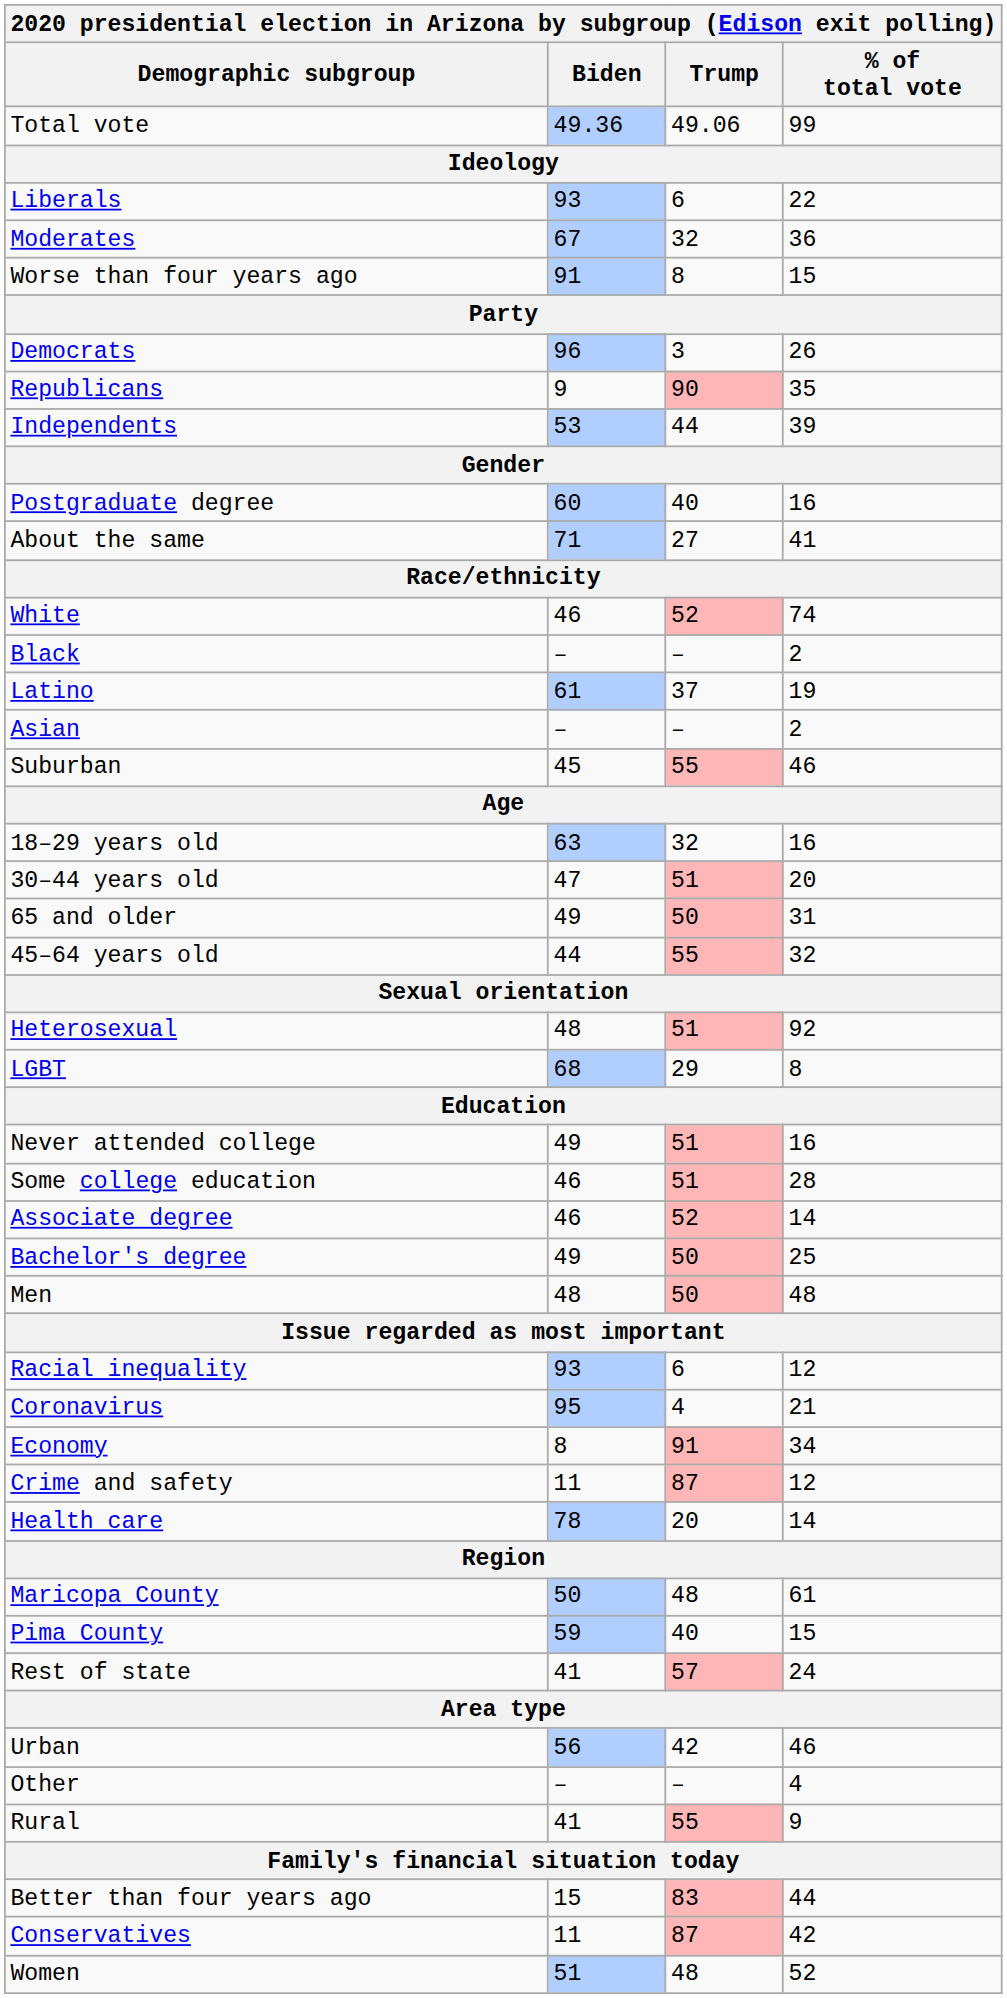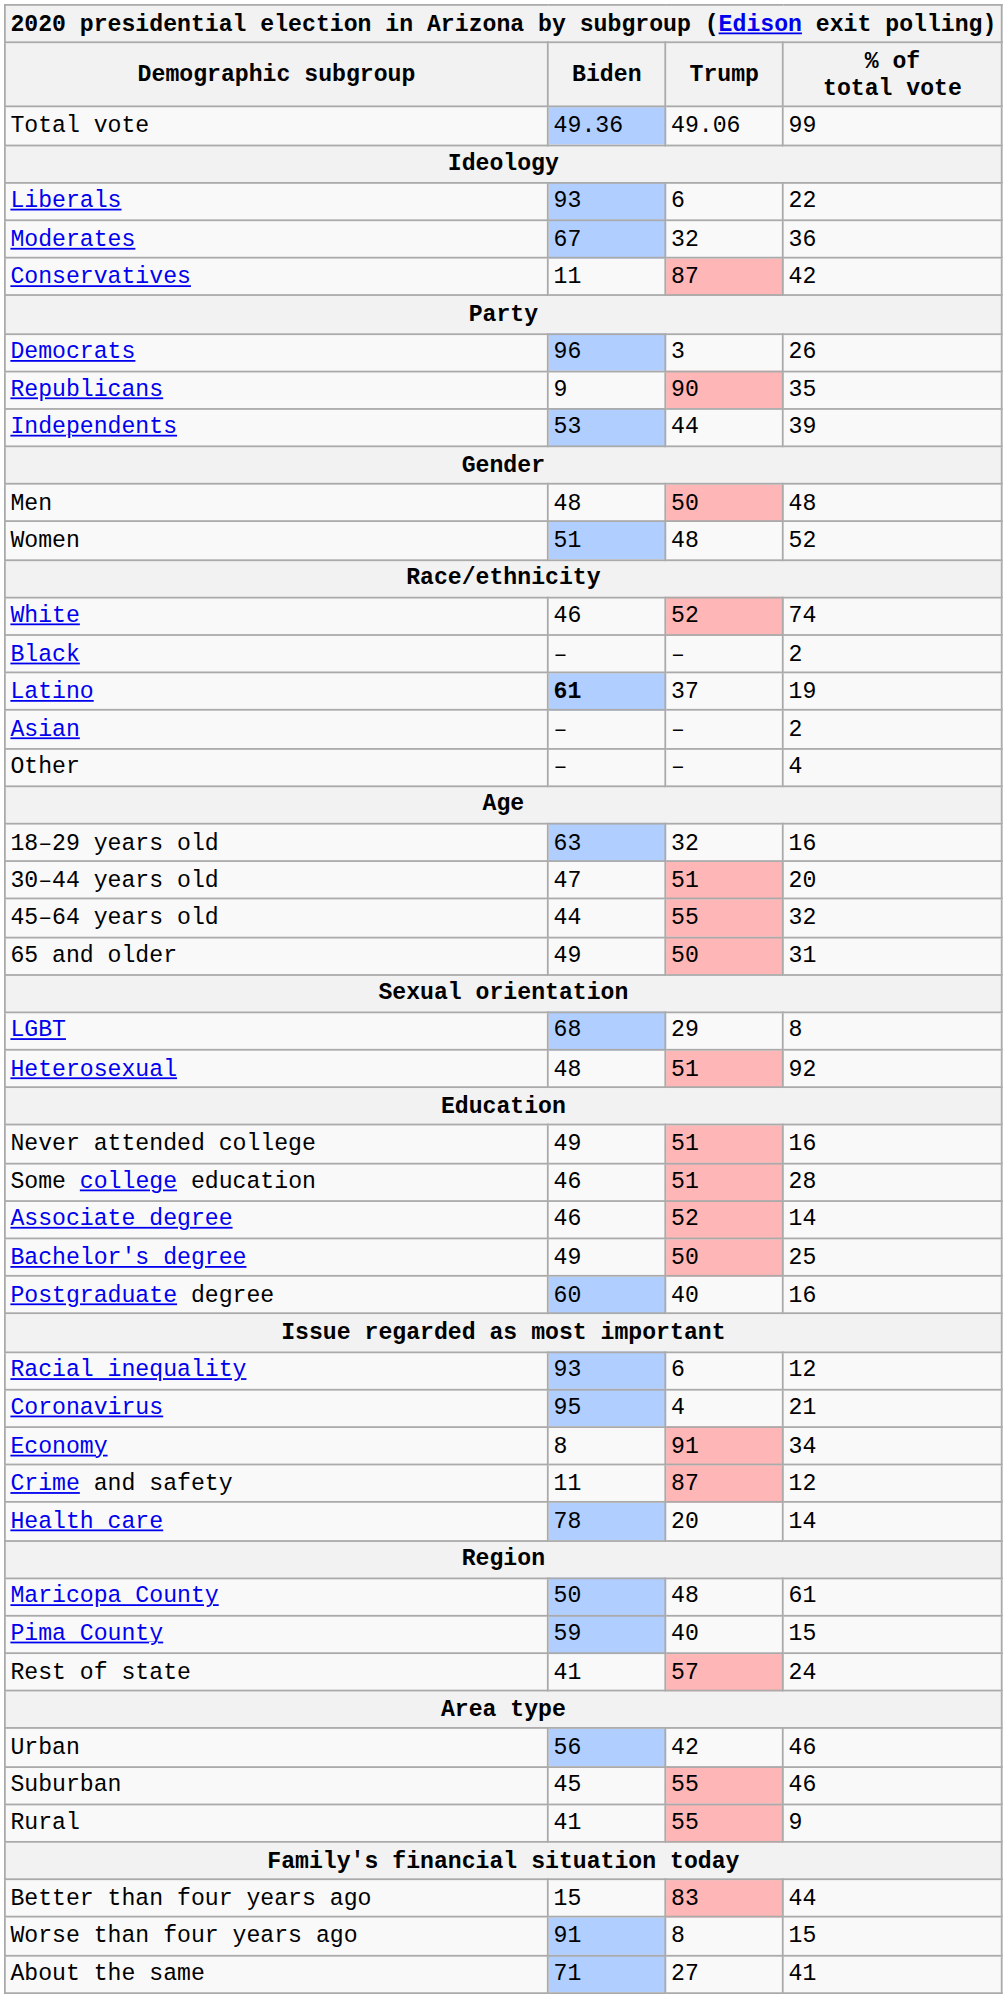rows swapped: (101, 1936) <-> (184, 277)
rows swapped: (31, 1295) <-> (142, 503)
rows swapped: (45, 1974) <-> (108, 541)
(567, 692) normal -> (567, 692) bold
rows swapped: (45, 1785) <-> (66, 767)
rows swapped: (115, 956) <-> (94, 918)
rows swapped: (38, 1069) <-> (94, 1031)
